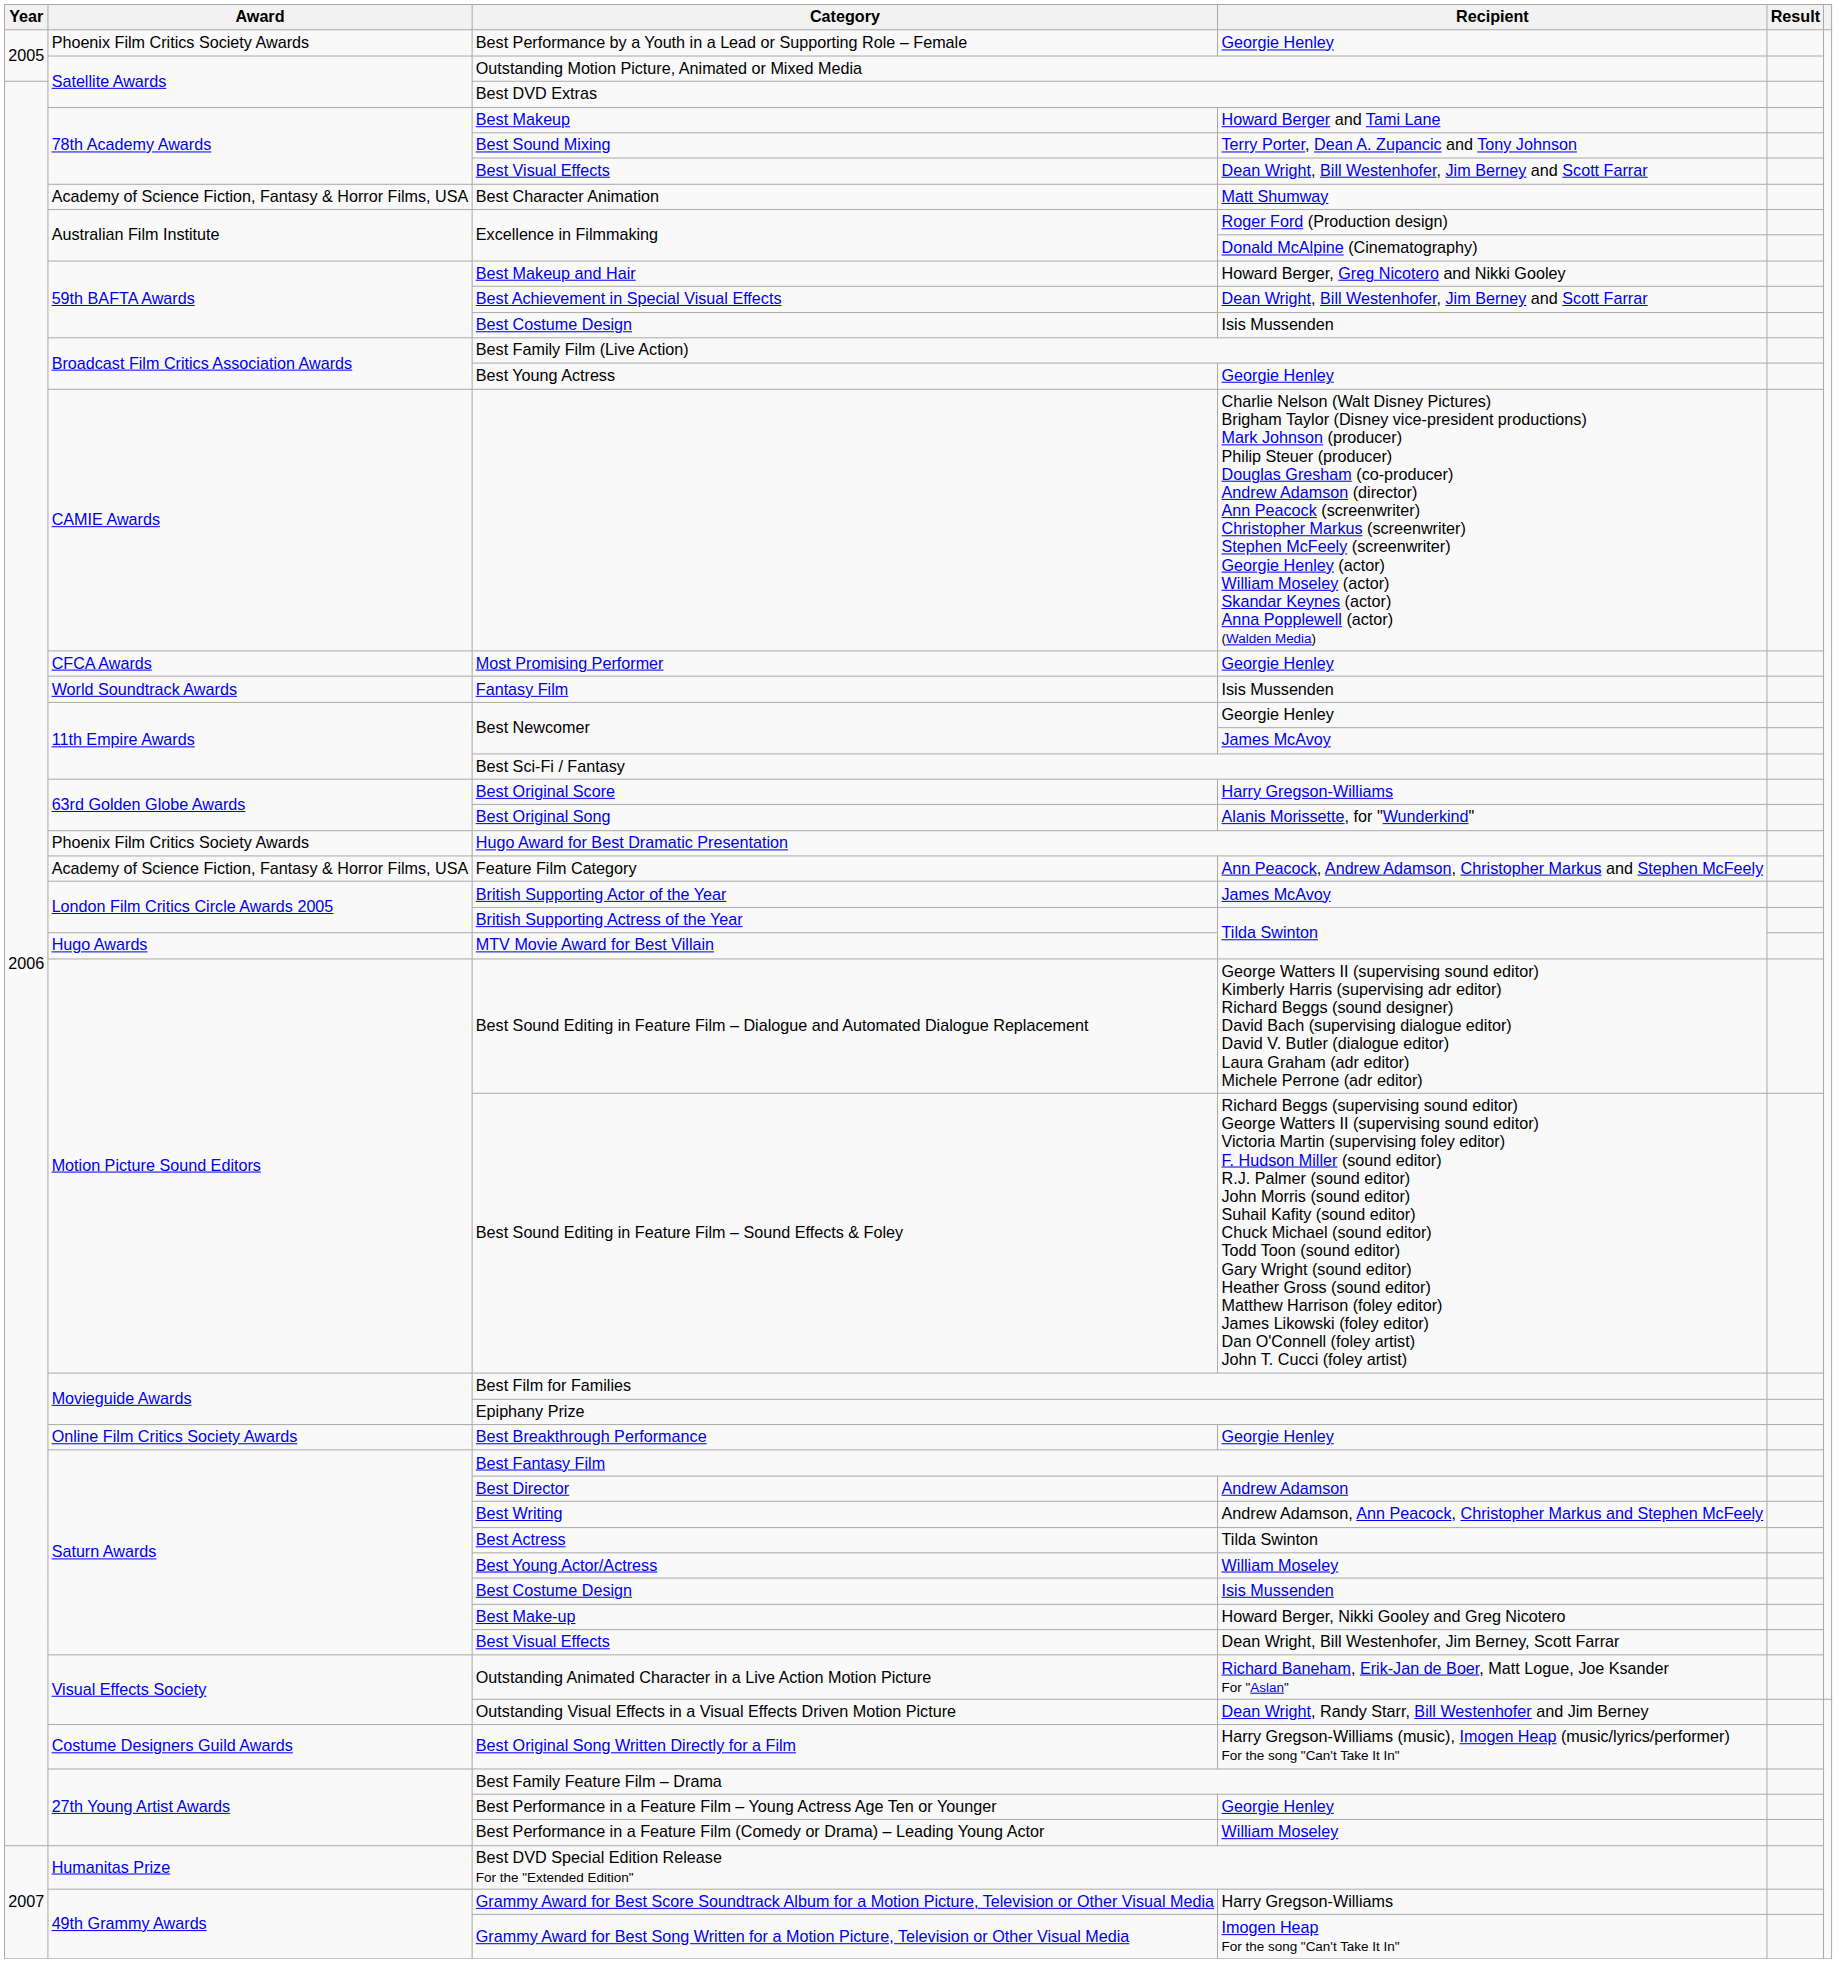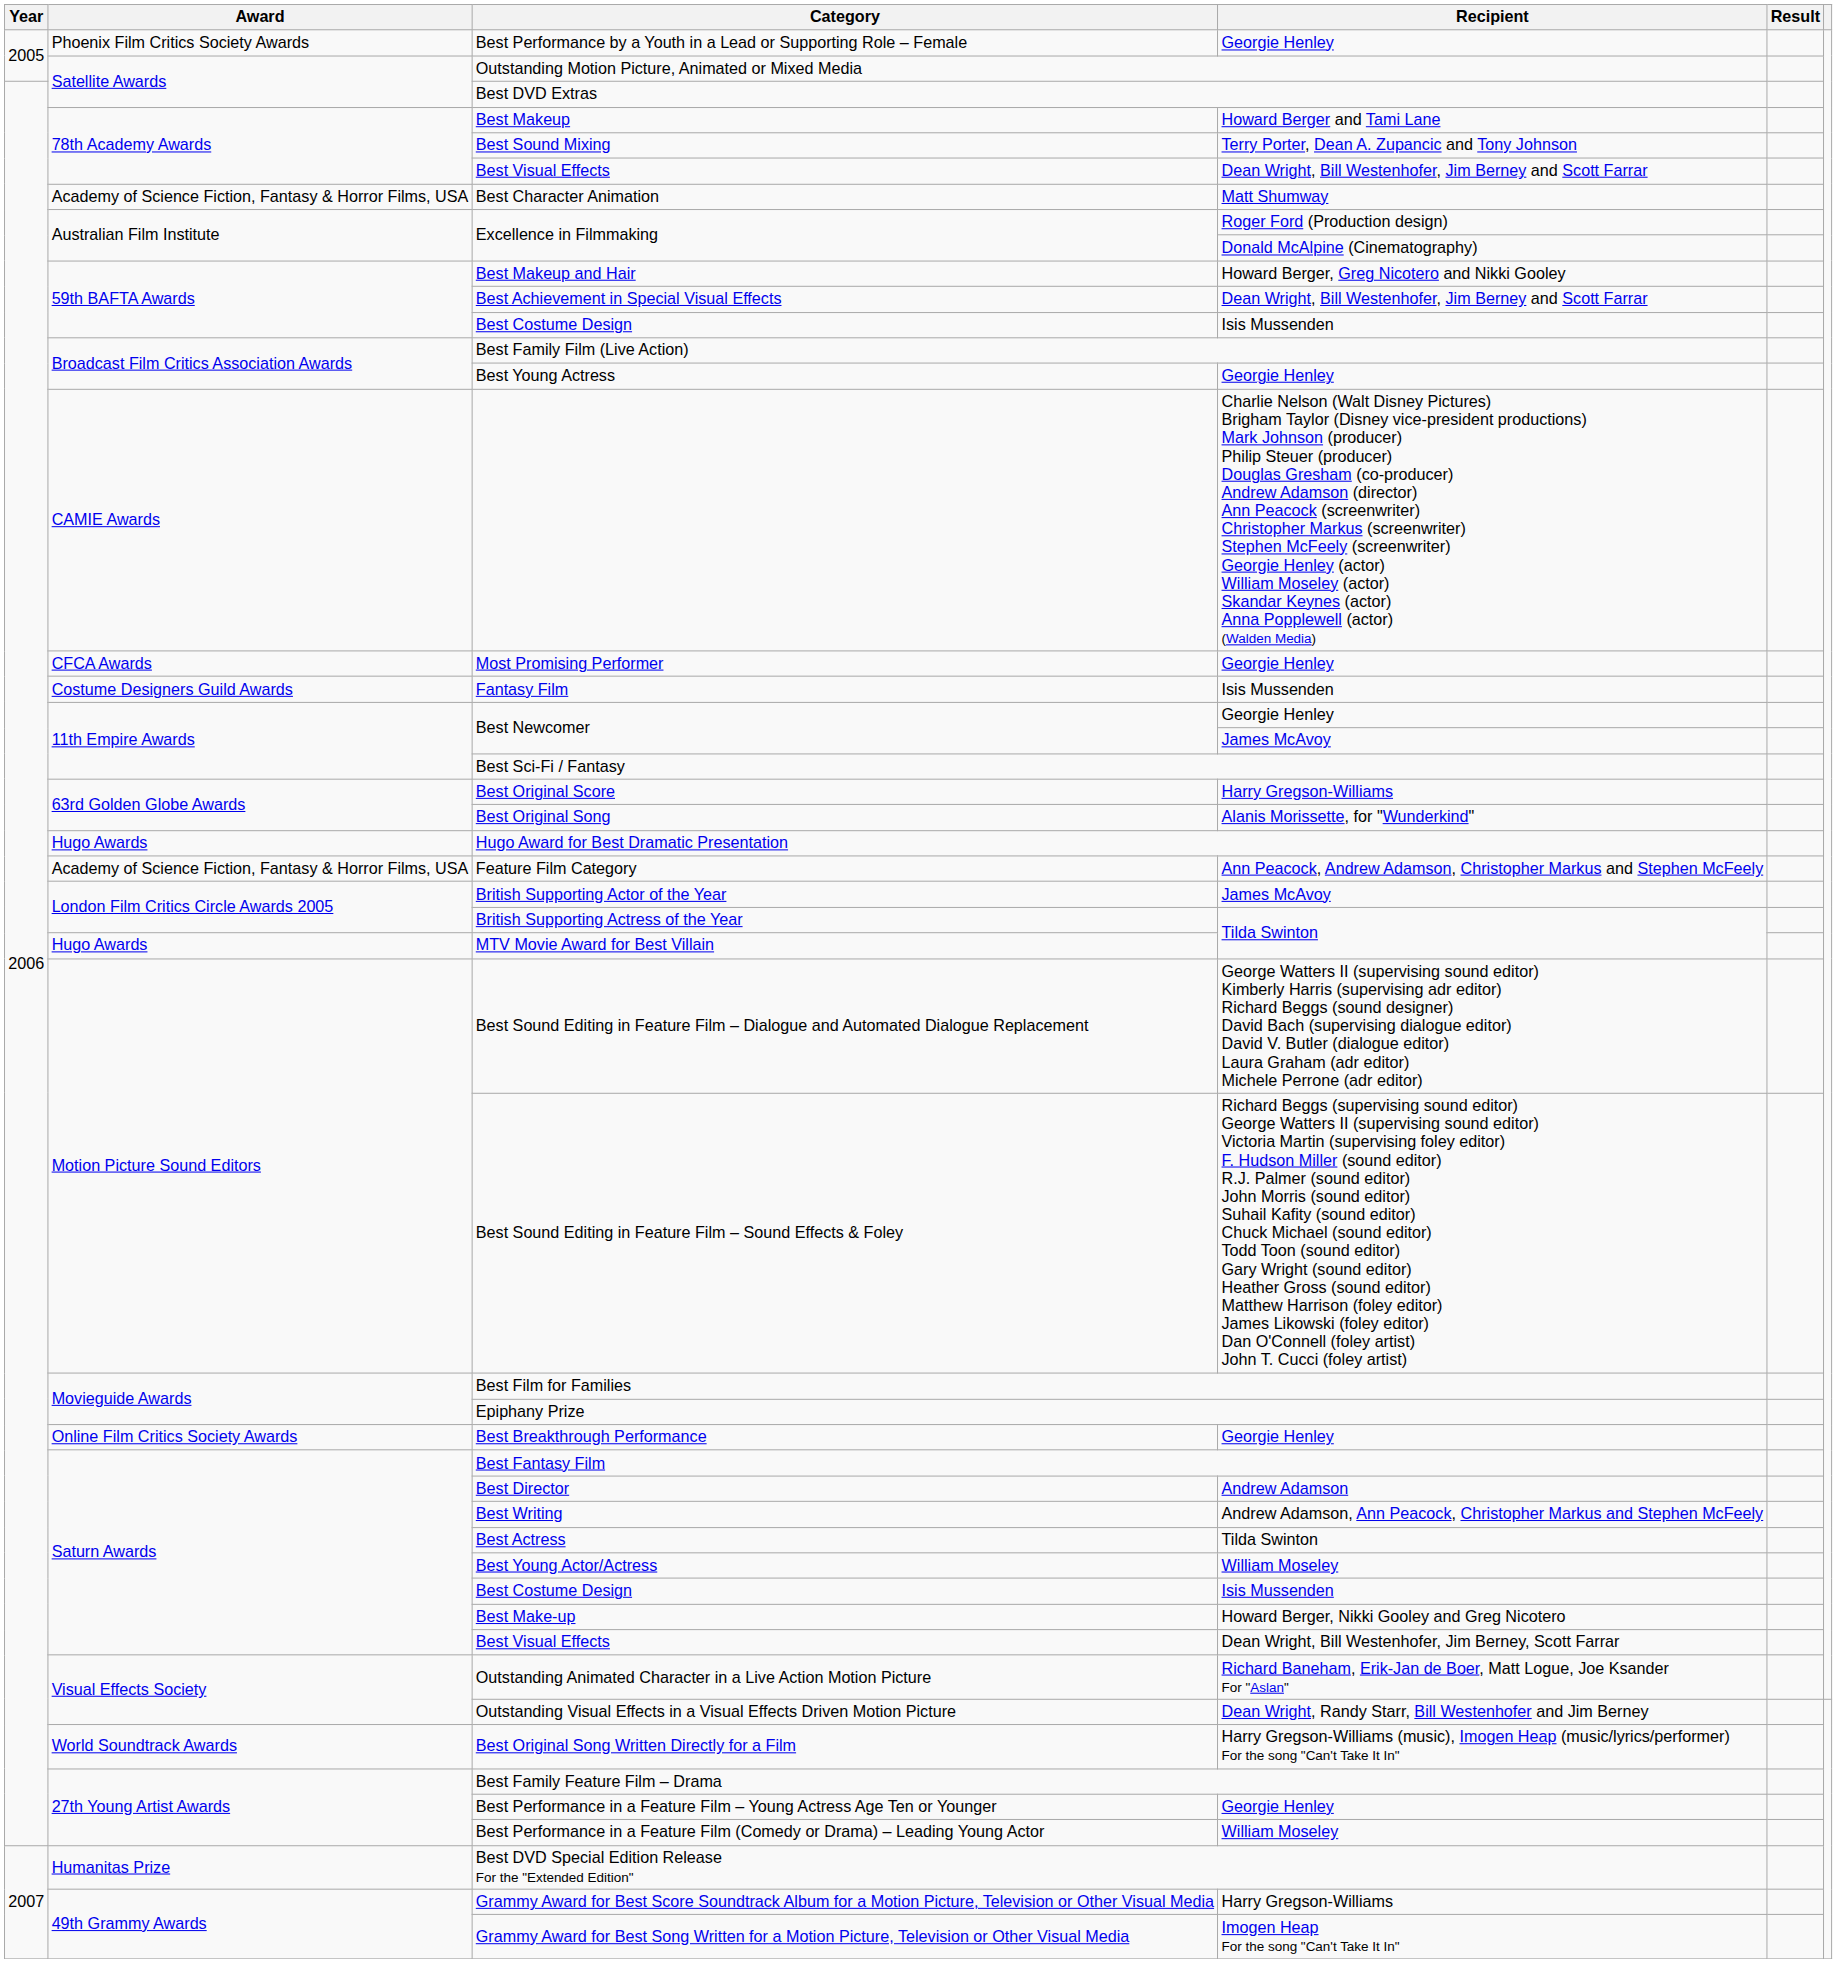(144, 689) World Soundtrack Awards -> (172, 689) Costume Designers Guild Awards
(180, 843) Phoenix Film Critics Society Awards -> (100, 843) Hugo Awards
(172, 1746) Costume Designers Guild Awards -> (144, 1746) World Soundtrack Awards
